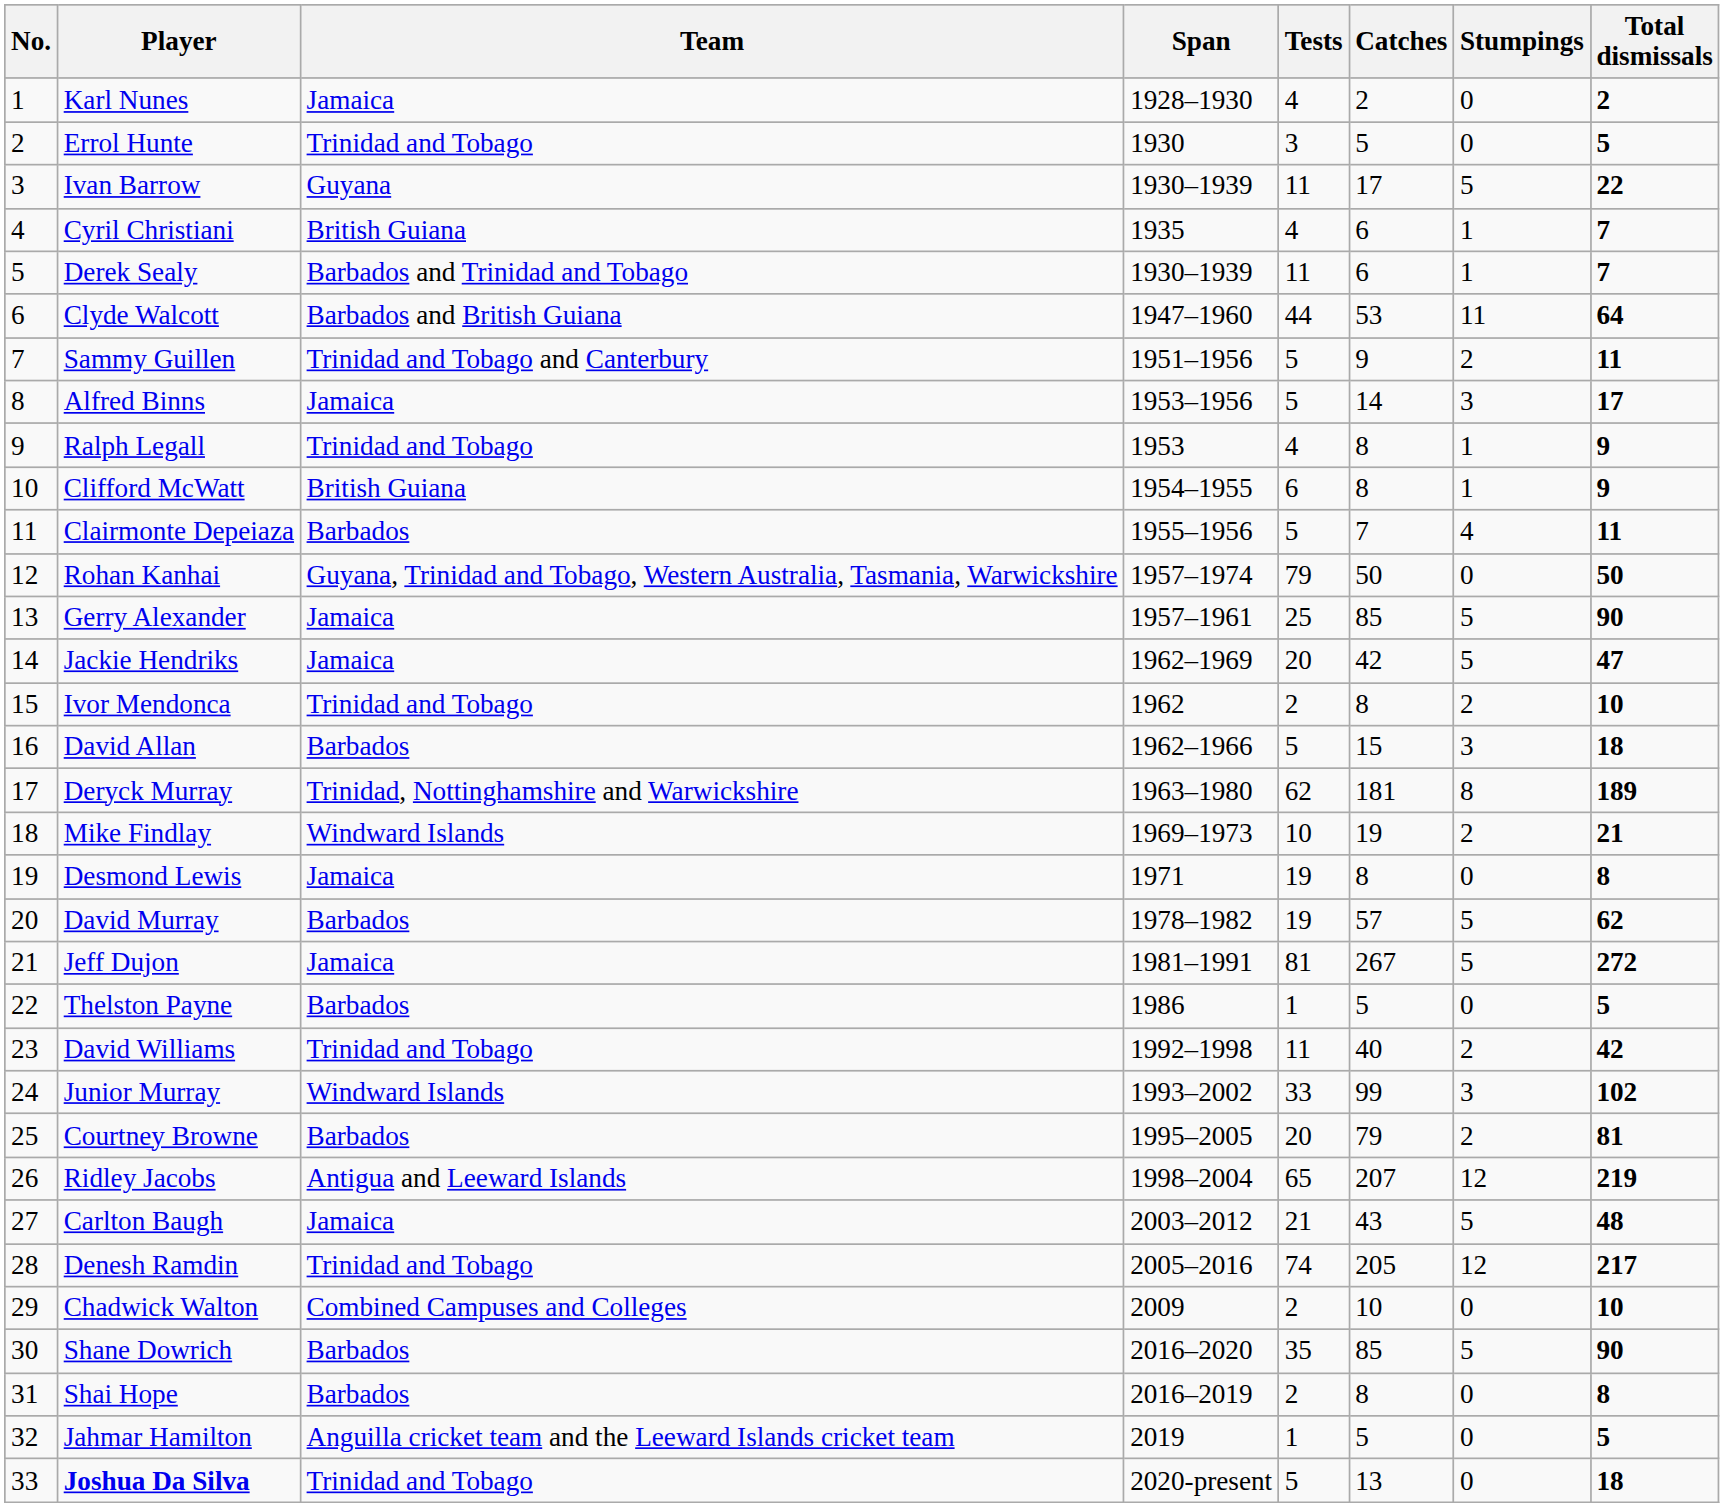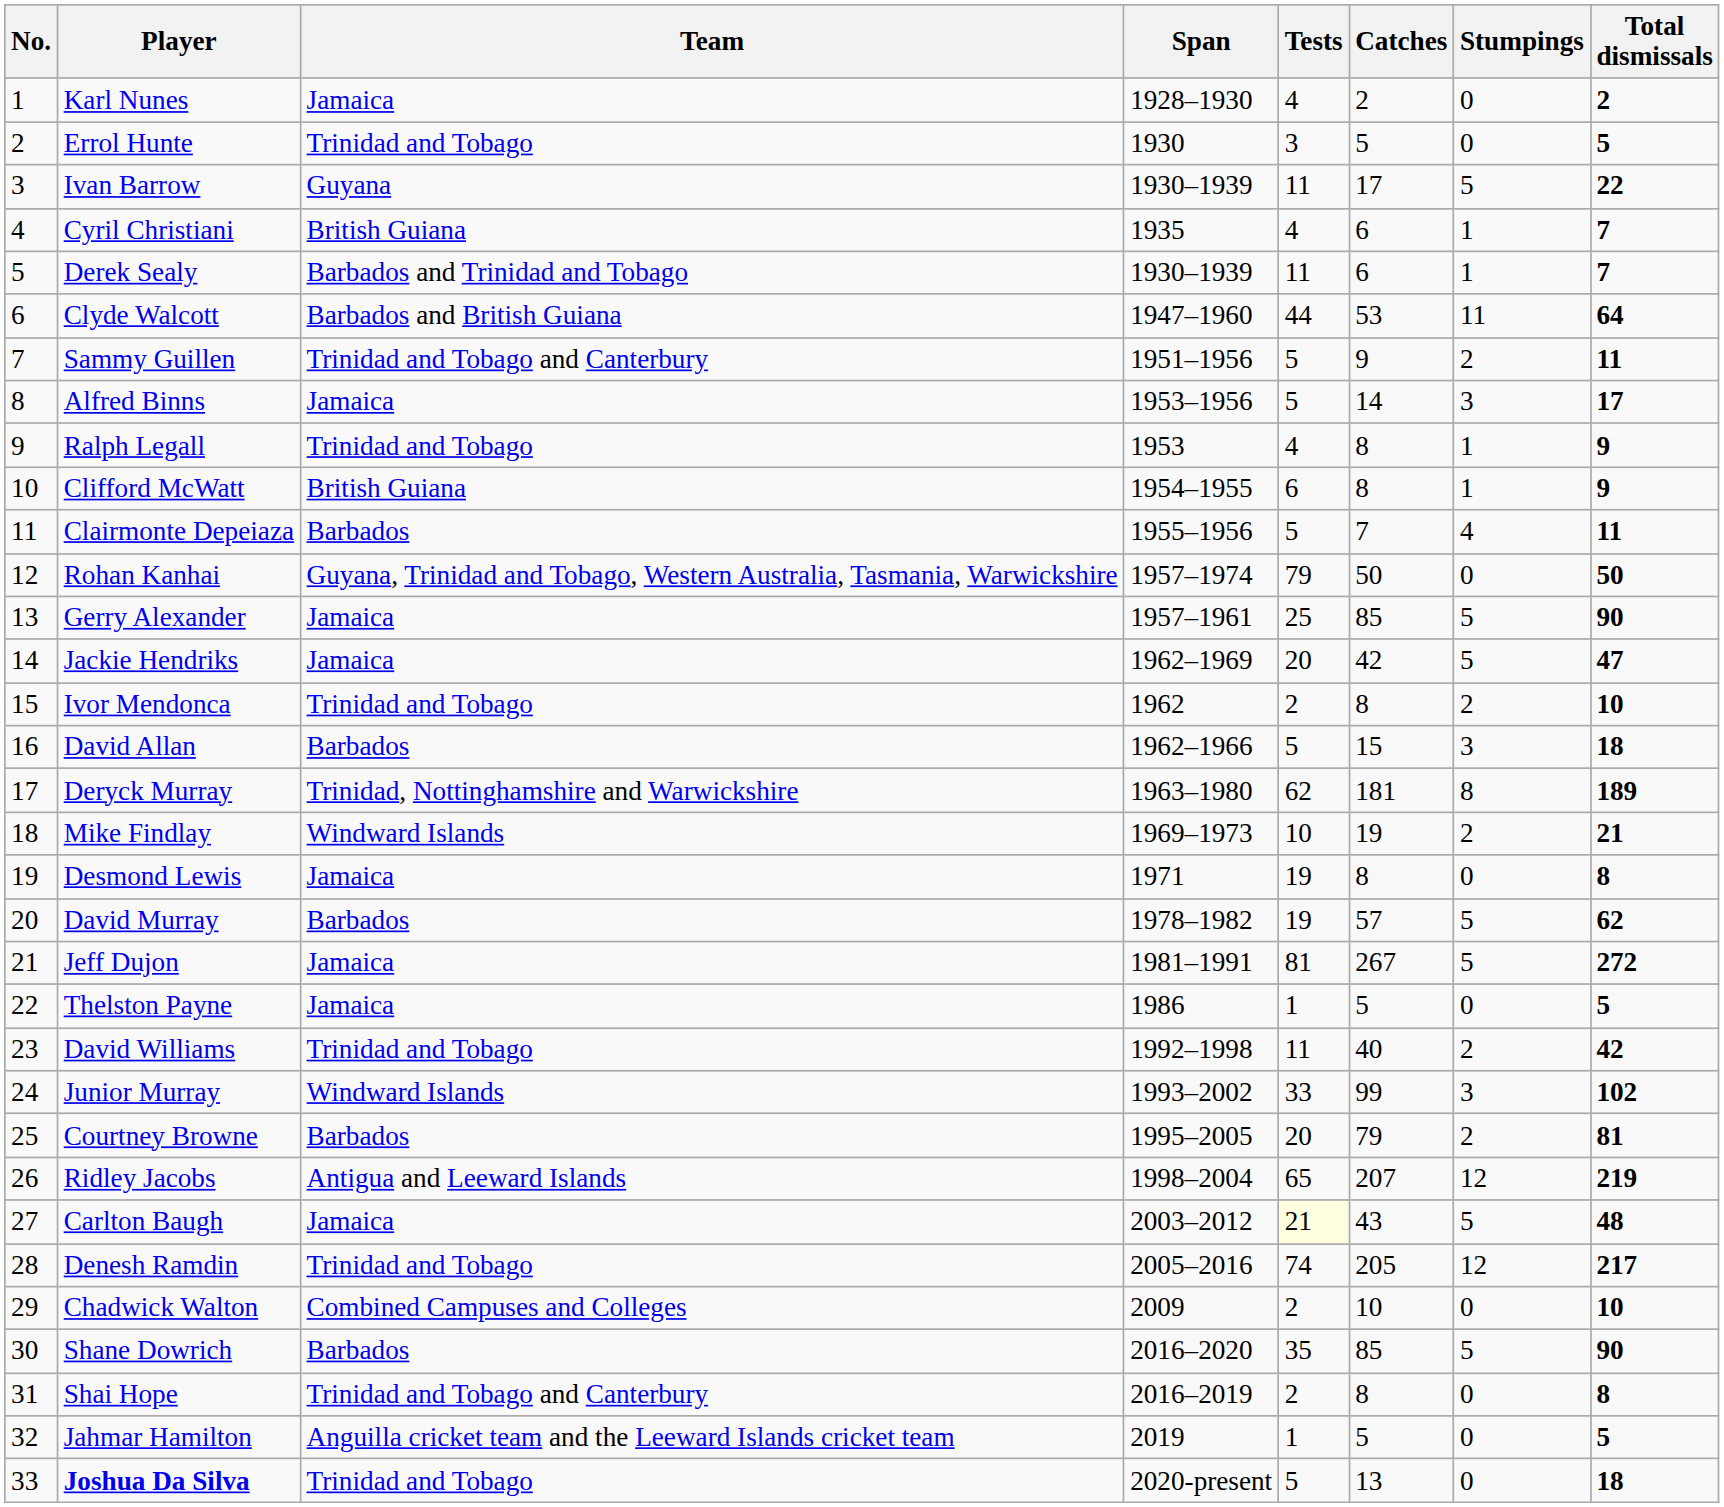(358, 1005) Barbados -> (350, 1005) Jamaica
(1298, 1221) no background -> (1298, 1221) lightyellow background
(358, 1393) Barbados -> (507, 1393) Trinidad and Tobago and Canterbury
